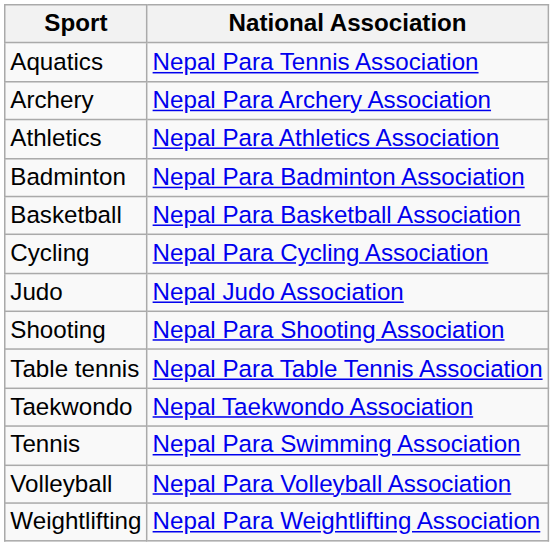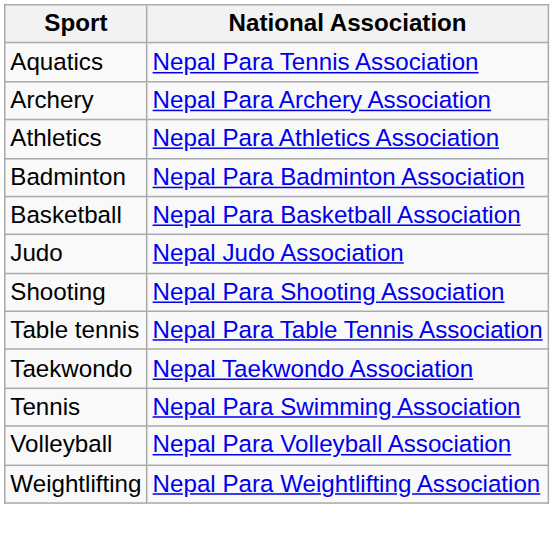- row: (50, 253)
